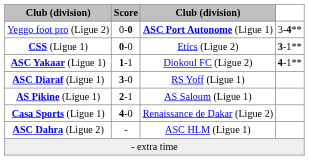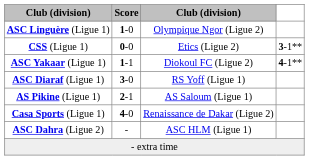+ row: (58, 29)
- row: (58, 29)
